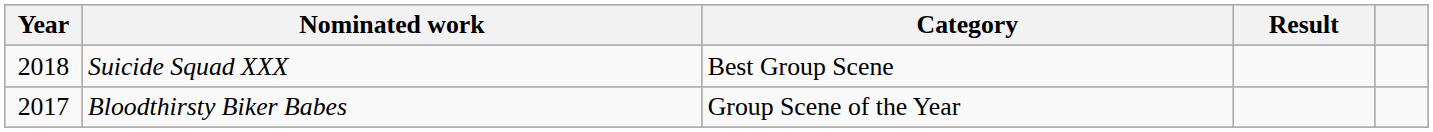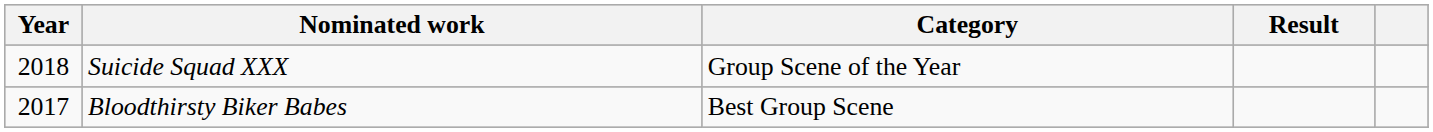(801, 65) Best Group Scene -> (834, 65) Group Scene of the Year
(834, 106) Group Scene of the Year -> (801, 106) Best Group Scene
